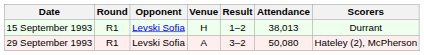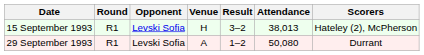(237, 27) 1–2 -> (237, 27) 3–2
(366, 27) Durrant -> (366, 27) Hateley (2), McPherson
(237, 43) 3–2 -> (237, 43) 1–2
(366, 43) Hateley (2), McPherson -> (366, 43) Durrant
